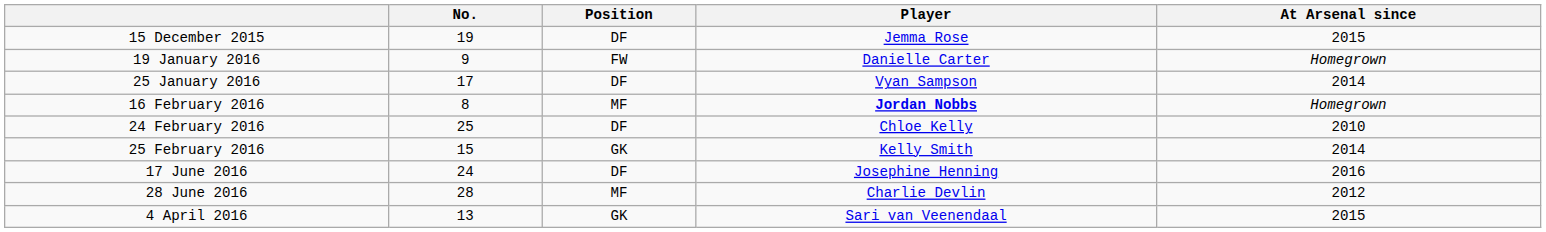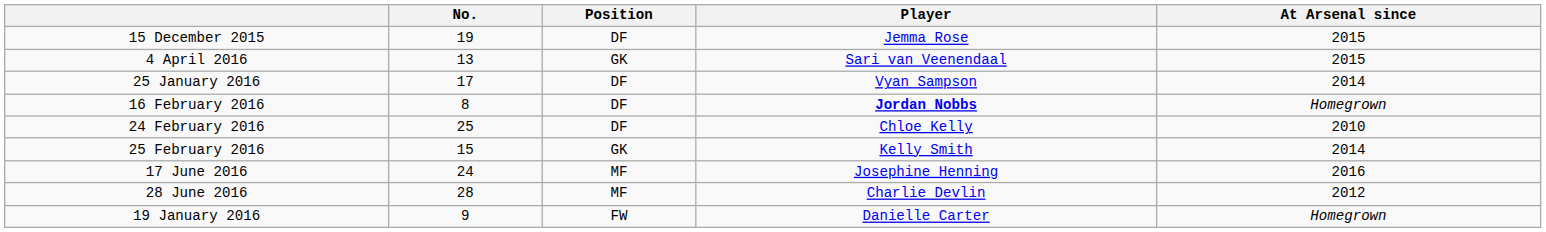rows swapped: (197, 60) <-> (197, 216)
(619, 105) MF -> (619, 105) DF
(619, 172) DF -> (619, 172) MF
